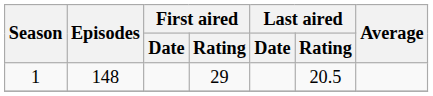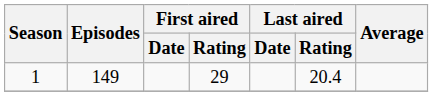(105, 76) 148 -> (105, 76) 149
(325, 76) 20.5 -> (325, 76) 20.4
